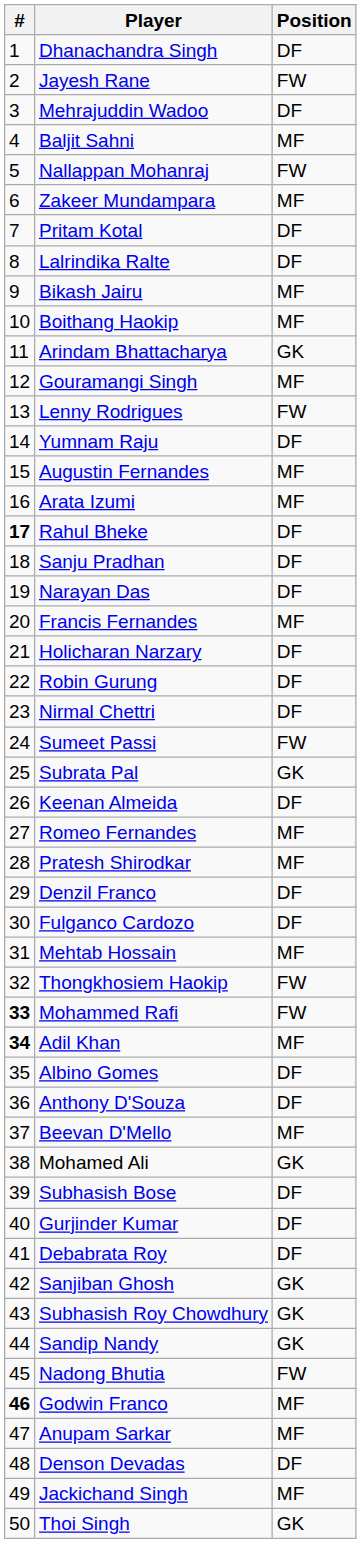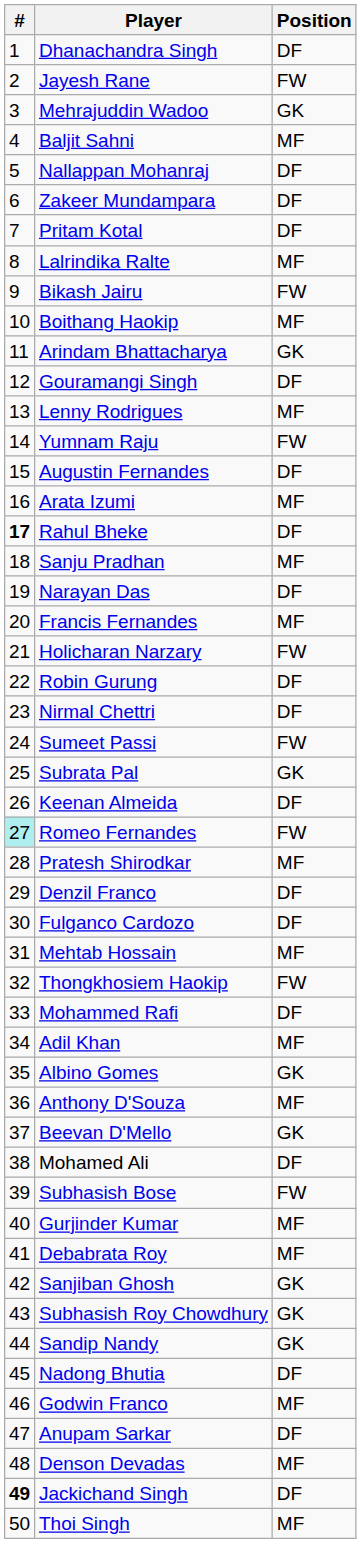(289, 110) DF -> (291, 110) GK
(292, 170) FW -> (289, 170) DF
(291, 200) MF -> (289, 200) DF
(289, 260) DF -> (291, 260) MF
(291, 291) MF -> (292, 291) FW
(291, 381) MF -> (289, 381) DF
(292, 411) FW -> (291, 411) MF
(289, 441) DF -> (292, 441) FW
(291, 471) MF -> (289, 471) DF
(289, 561) DF -> (291, 561) MF
(289, 651) DF -> (292, 651) FW
(20, 832) no background -> (20, 832) paleturquoise background
(291, 832) MF -> (292, 832) FW
(20, 1012) bold -> (20, 1012) normal
(292, 1012) FW -> (289, 1012) DF
(20, 1043) bold -> (20, 1043) normal
(289, 1073) DF -> (291, 1073) GK
(289, 1103) DF -> (291, 1103) MF
(291, 1133) MF -> (291, 1133) GK
(291, 1163) GK -> (289, 1163) DF
(289, 1193) DF -> (292, 1193) FW
(289, 1223) DF -> (291, 1223) MF
(289, 1253) DF -> (291, 1253) MF
(292, 1373) FW -> (289, 1373) DF
(20, 1403) bold -> (20, 1403) normal
(291, 1434) MF -> (289, 1434) DF
(289, 1464) DF -> (291, 1464) MF
(20, 1494) normal -> (20, 1494) bold
(291, 1494) MF -> (289, 1494) DF
(291, 1524) GK -> (291, 1524) MF
